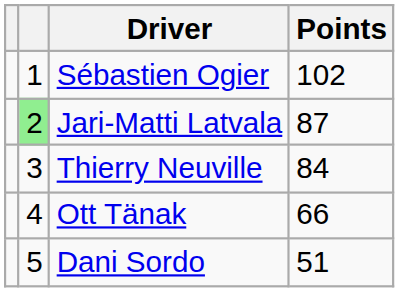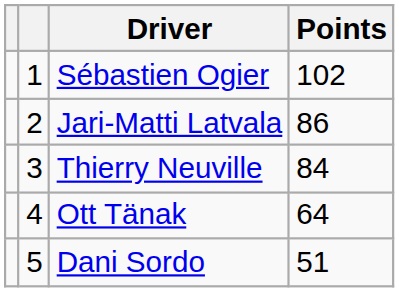(34, 122) lightgreen background -> (34, 122) no background
(313, 122) 87 -> (313, 122) 86
(313, 215) 66 -> (313, 215) 64
